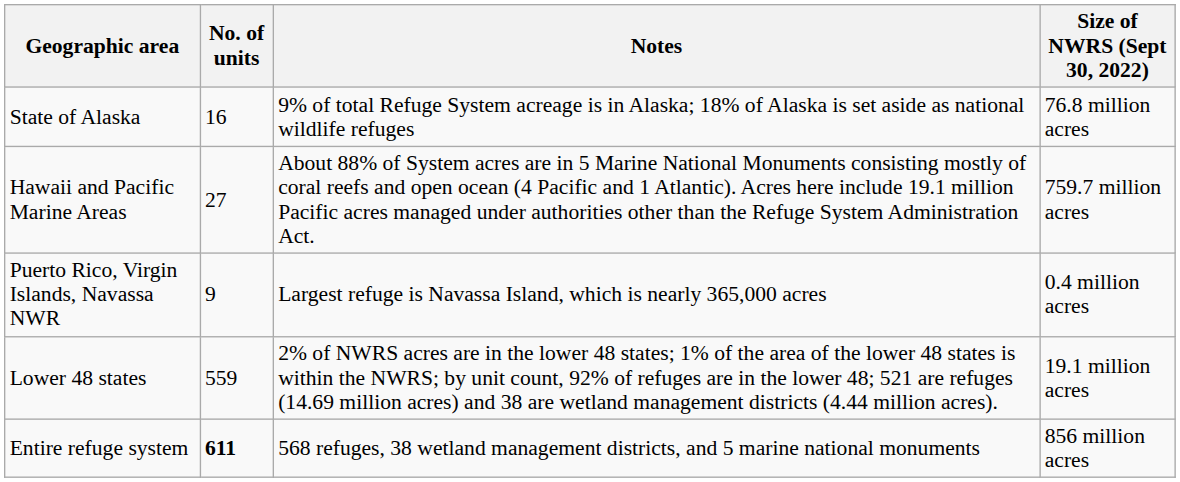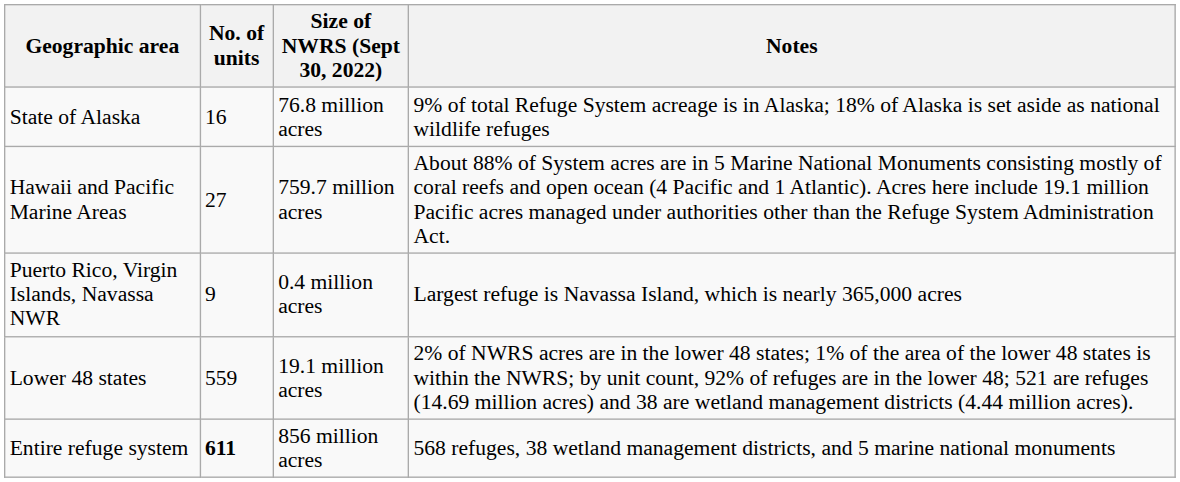columns swapped: (1107, 45) <-> (656, 45)
